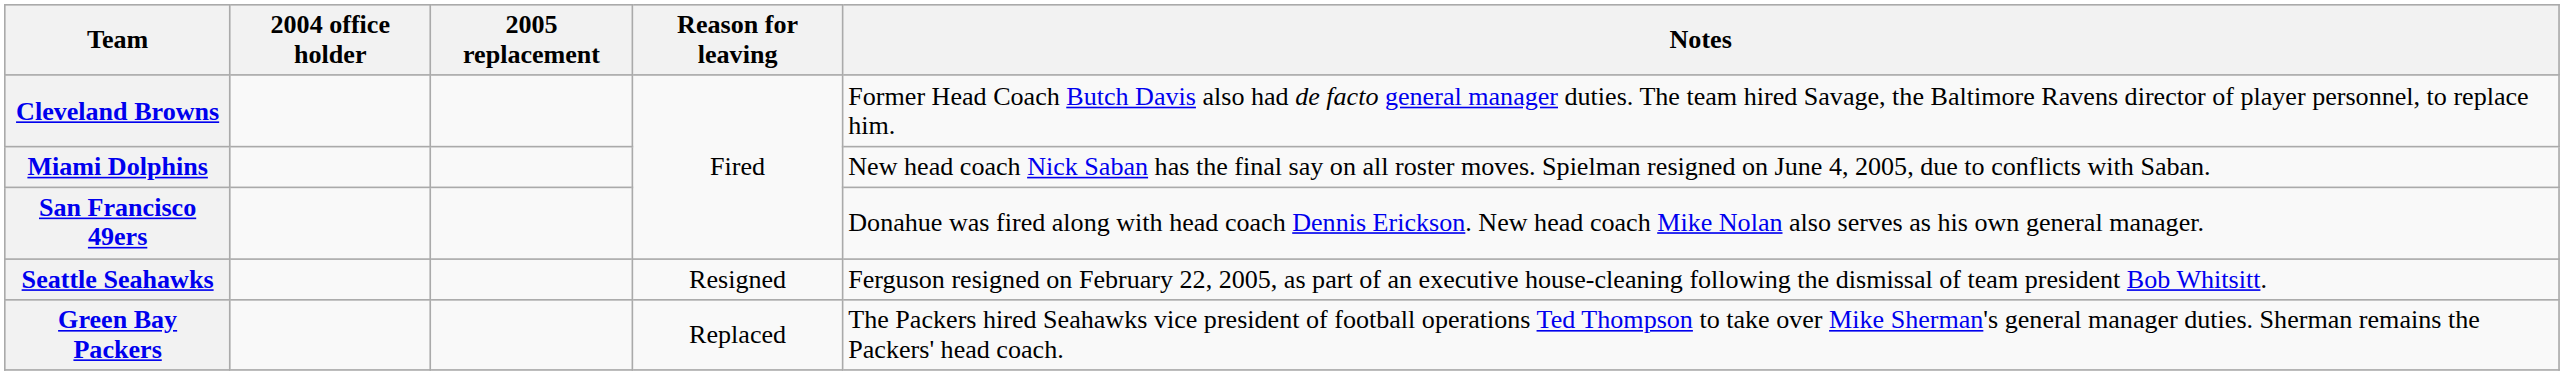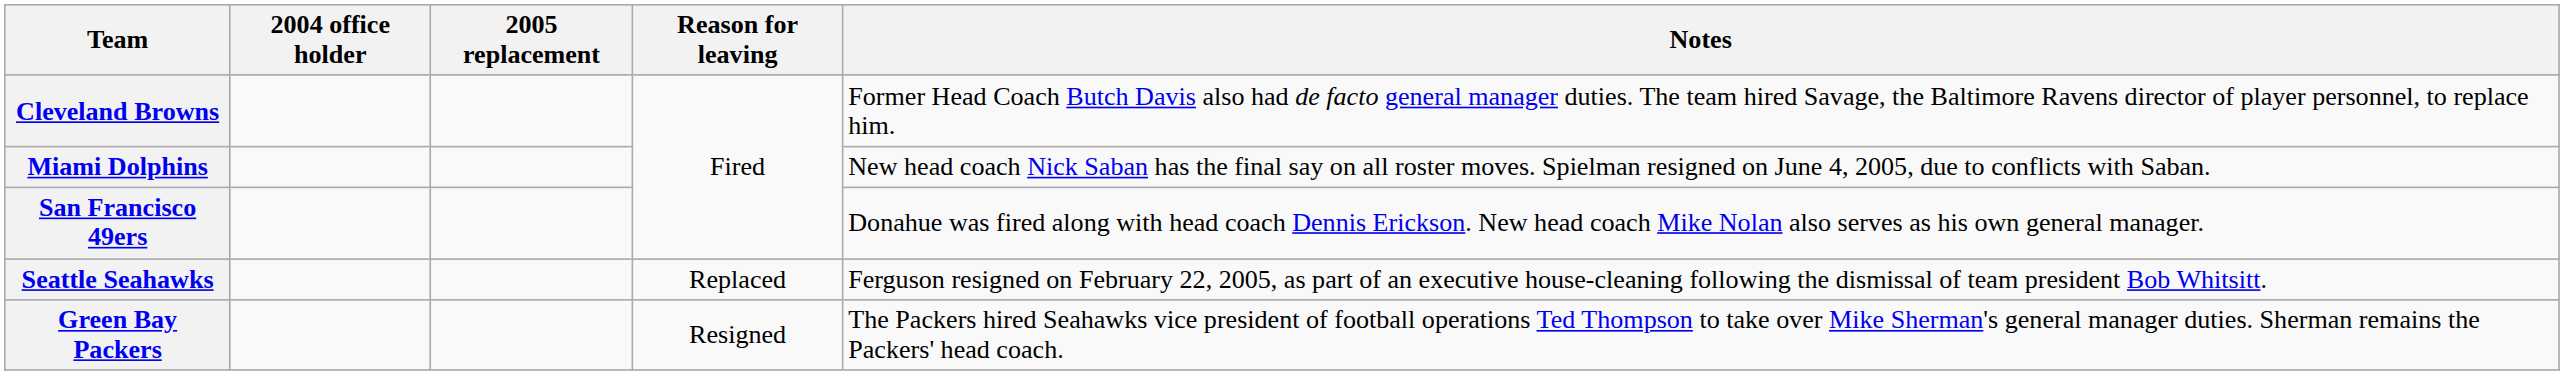(738, 278) Resigned -> (738, 278) Replaced
(738, 334) Replaced -> (738, 334) Resigned
